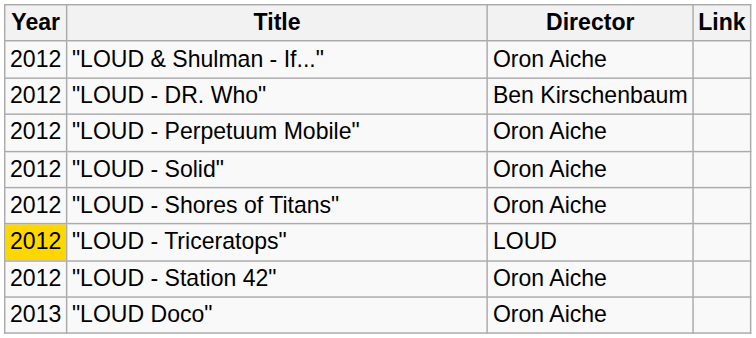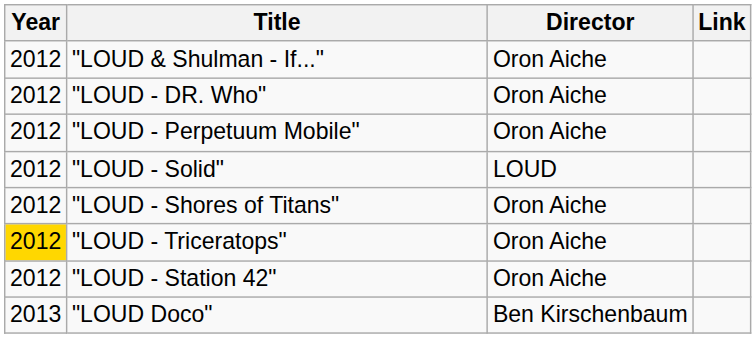(590, 95) Ben Kirschenbaum -> (550, 95) Oron Aiche
(550, 168) Oron Aiche -> (525, 168) LOUD
(525, 242) LOUD -> (550, 242) Oron Aiche
(550, 315) Oron Aiche -> (590, 315) Ben Kirschenbaum
